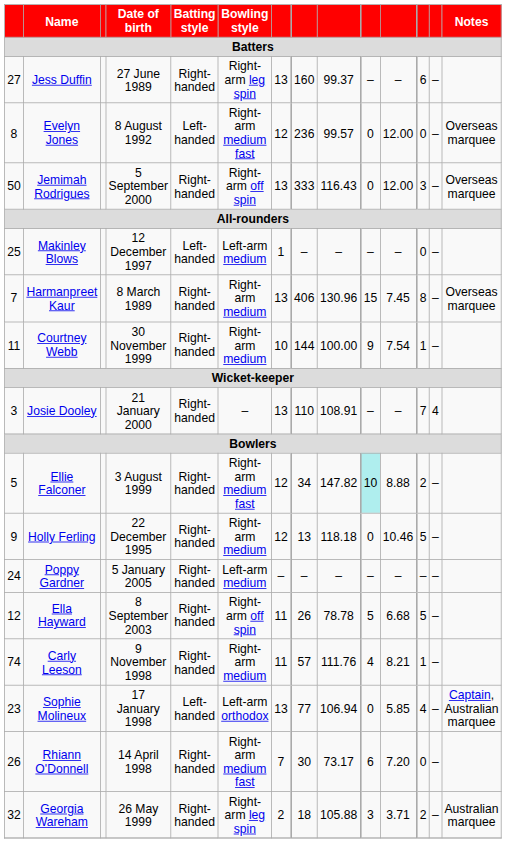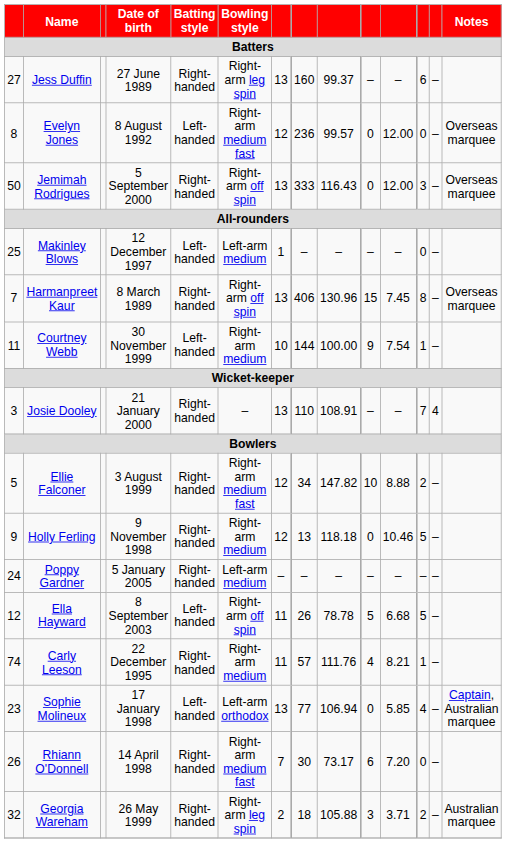(245, 299) Right-arm medium -> (245, 299) Right-arm off spin
(195, 345) Right-handed -> (195, 345) Left-handed
(370, 483) paleturquoise background -> (370, 483) no background
(138, 536) 22 December 1995 -> (138, 536) 9 November 1998
(195, 616) Right-handed -> (195, 616) Left-handed
(138, 662) 9 November 1998 -> (138, 662) 22 December 1995
